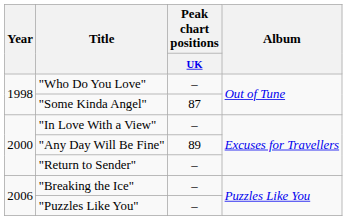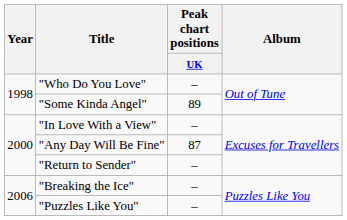(195, 104) 87 -> (195, 104) 89
(195, 144) 89 -> (195, 144) 87
